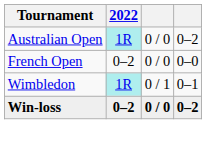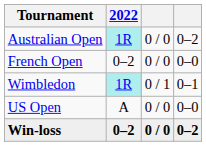+ row: (34, 107)
